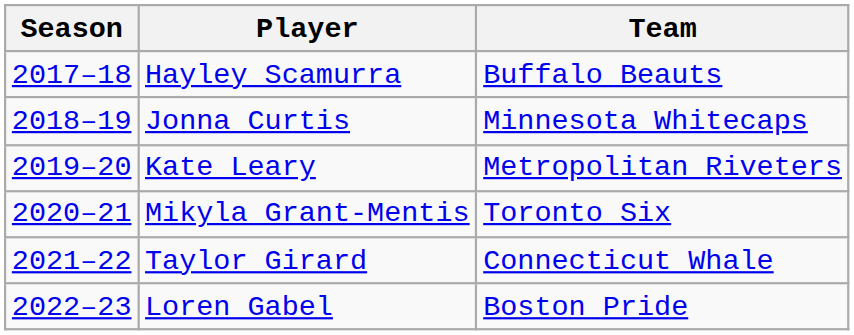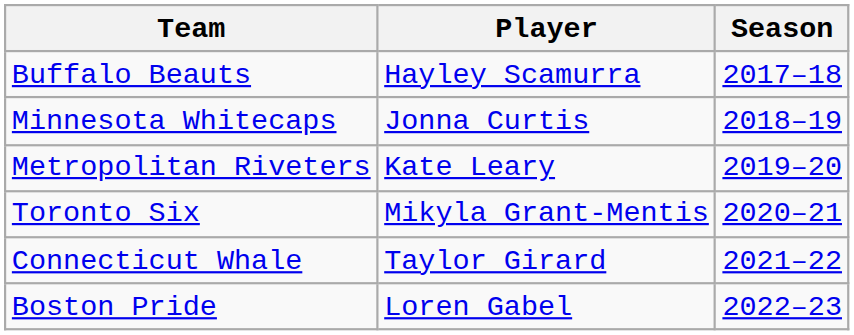columns swapped: (72, 28) <-> (663, 28)
